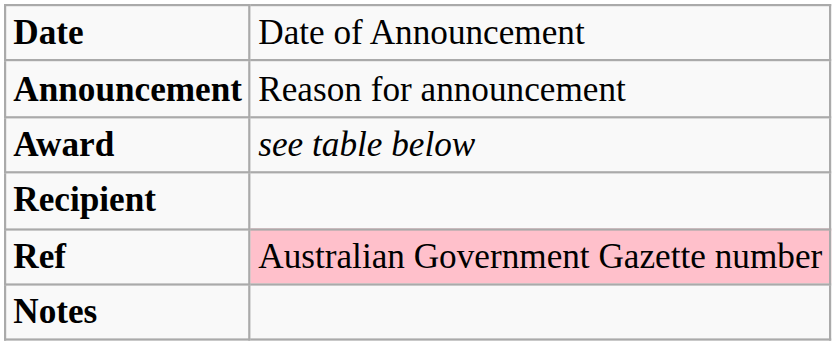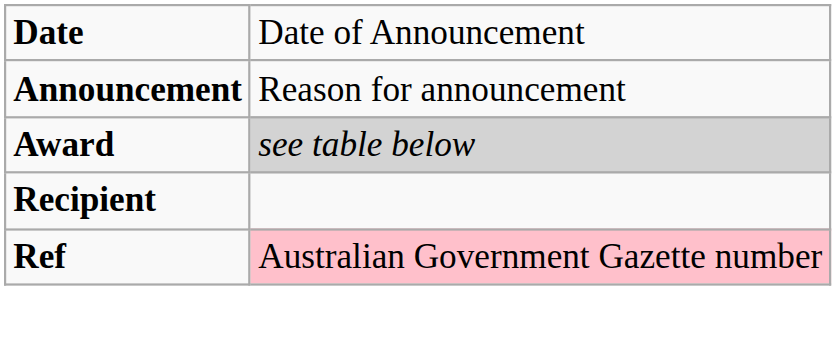(367, 144) no background -> (367, 144) lightgrey background
- row: (55, 311)
